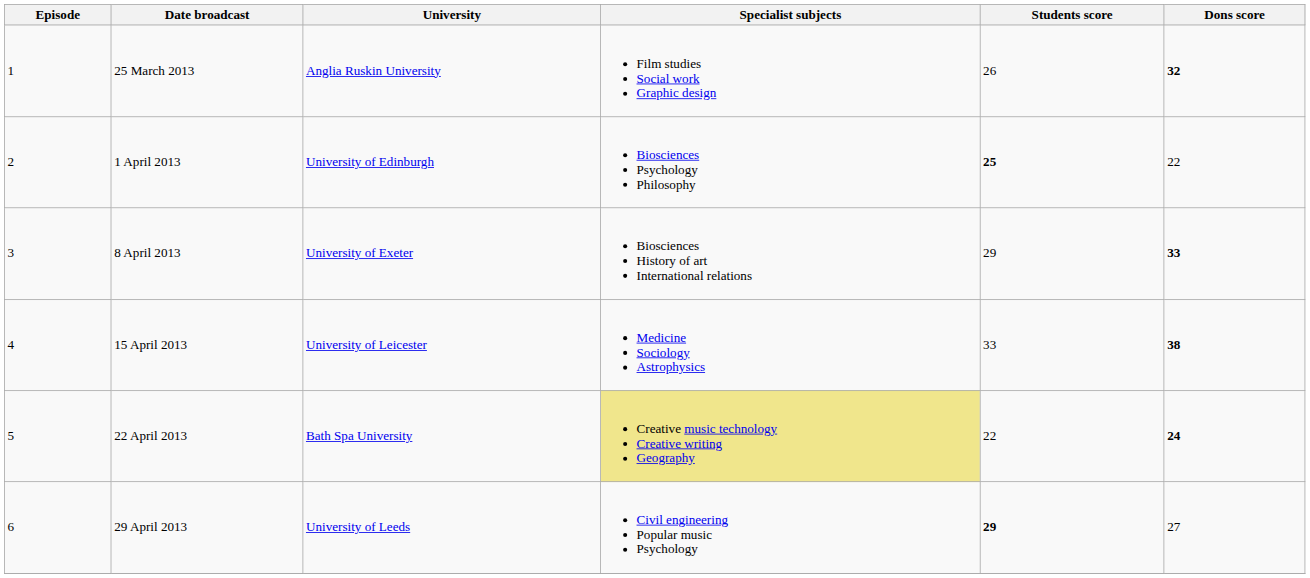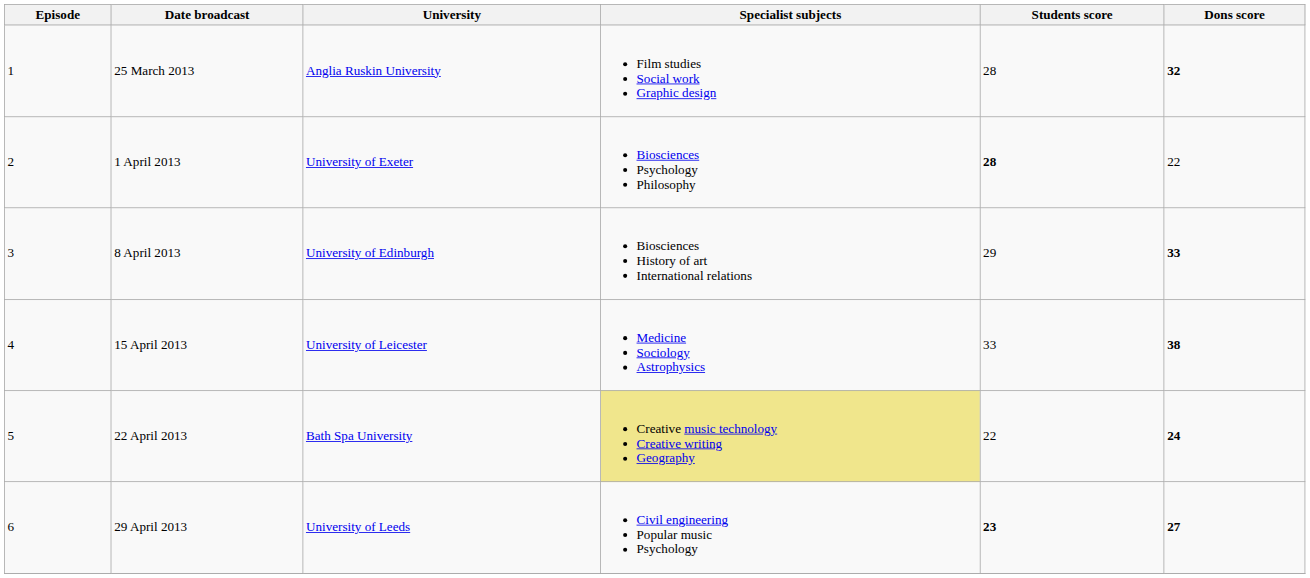(990, 70) 26 -> (990, 70) 28
(370, 162) University of Edinburgh -> (360, 162) University of Exeter
(990, 162) 25 -> (990, 162) 28
(360, 253) University of Exeter -> (370, 253) University of Edinburgh
(990, 527) 29 -> (990, 527) 23
(1174, 527) normal -> (1174, 527) bold
